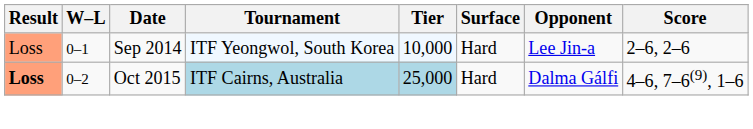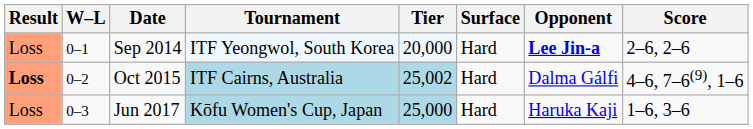(428, 47) 10,000 -> (428, 47) 20,000
(562, 47) normal -> (564, 47) bold
(428, 78) 25,000 -> (428, 78) 25,002
+ row: (147, 109)
